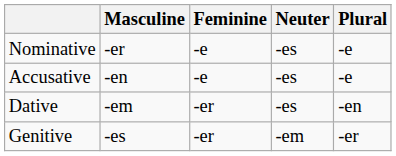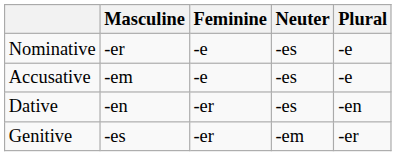(116, 77) -en -> (118, 77) -em
(118, 106) -em -> (116, 106) -en
